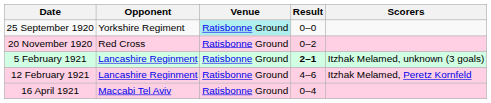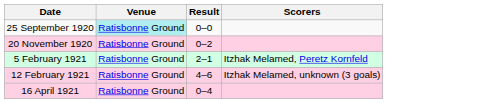- column: (148, 12)
(308, 59) bold -> (204, 59) normal
(406, 59) Itzhak Melamed, unknown (3 goals) -> (296, 59) Itzhak Melamed, Peretz Kornfeld
(400, 75) Itzhak Melamed, Peretz Kornfeld -> (302, 75) Itzhak Melamed, unknown (3 goals)
